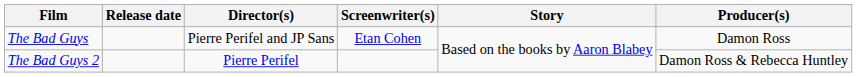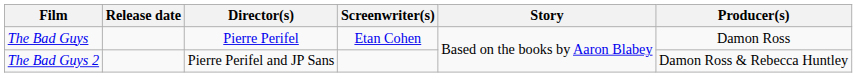(261, 38) Pierre Perifel and JP Sans -> (261, 38) Pierre Perifel
(261, 60) Pierre Perifel -> (261, 60) Pierre Perifel and JP Sans
